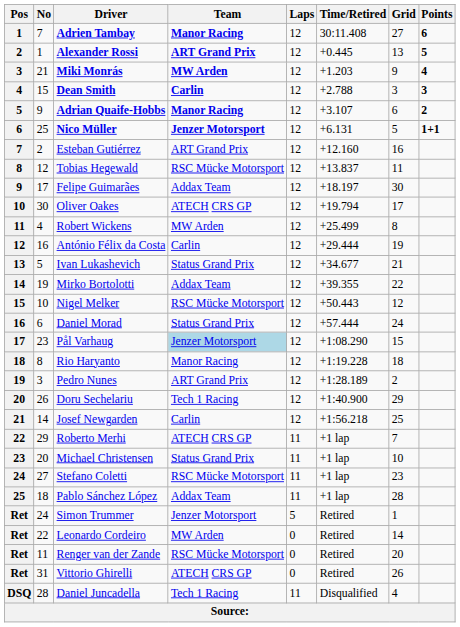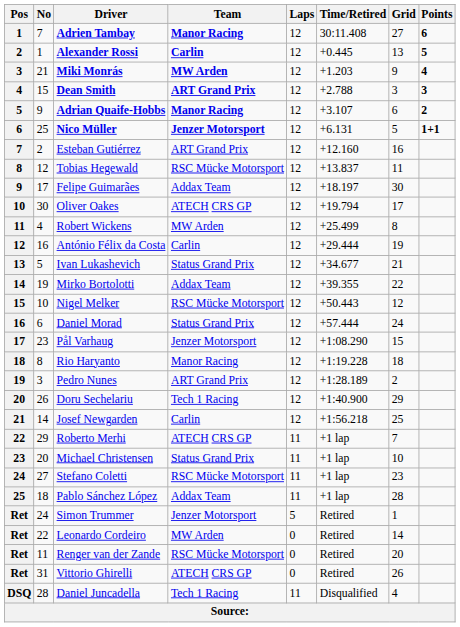(213, 52) ART Grand Prix -> (187, 52) Carlin
(187, 90) Carlin -> (213, 90) ART Grand Prix
(214, 341) lightblue background -> (214, 341) no background
